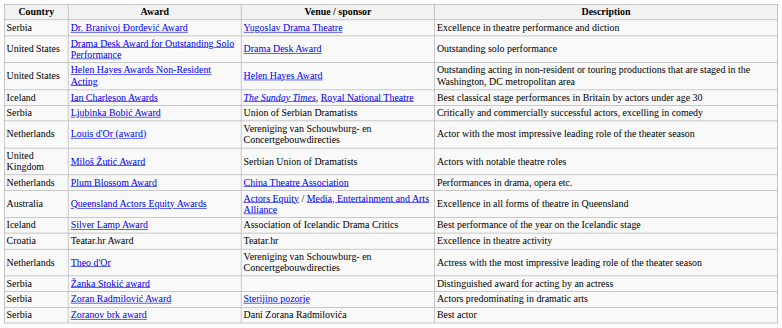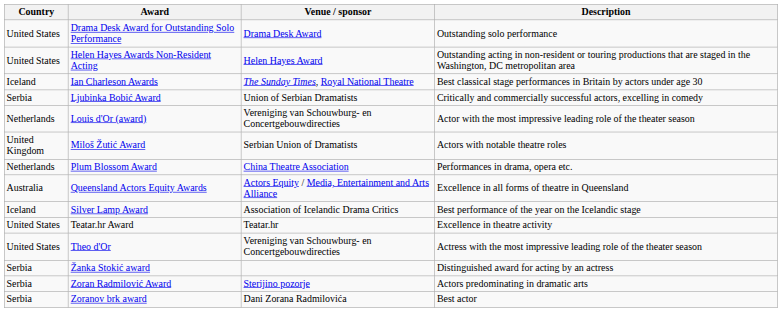- row: (129, 28)
(21, 241) Croatia -> (33, 225) United States
(31, 262) Netherlands -> (33, 246) United States
